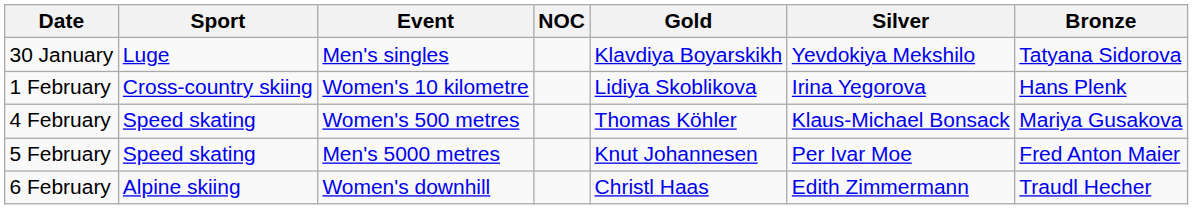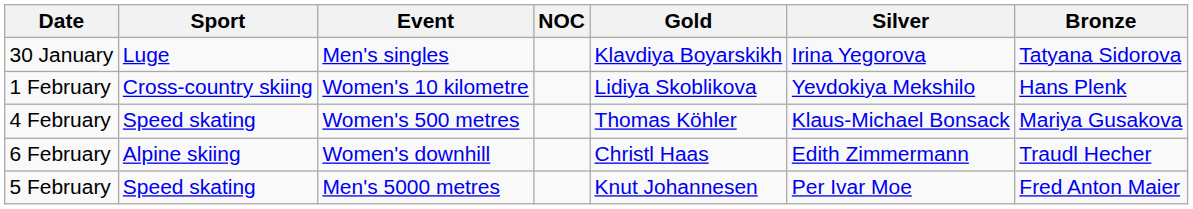(883, 54) Yevdokiya Mekshilo -> (859, 54) Irina Yegorova
(859, 87) Irina Yegorova -> (883, 87) Yevdokiya Mekshilo
rows swapped: (60, 154) <-> (60, 187)
